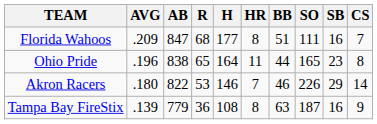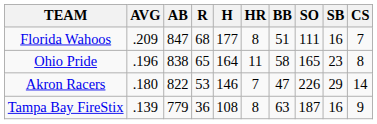(282, 61) 44 -> (282, 61) 58
(282, 84) 46 -> (282, 84) 47
